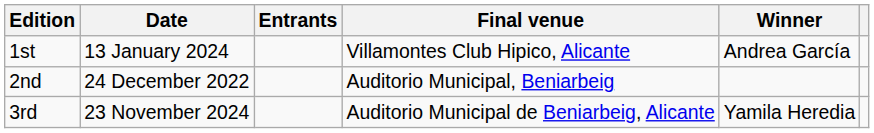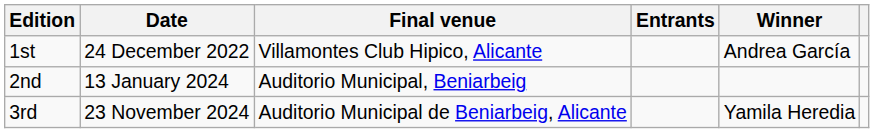columns swapped: (531, 20) <-> (298, 20)
(157, 51) 13 January 2024 -> (167, 51) 24 December 2022
(167, 82) 24 December 2022 -> (157, 82) 13 January 2024
